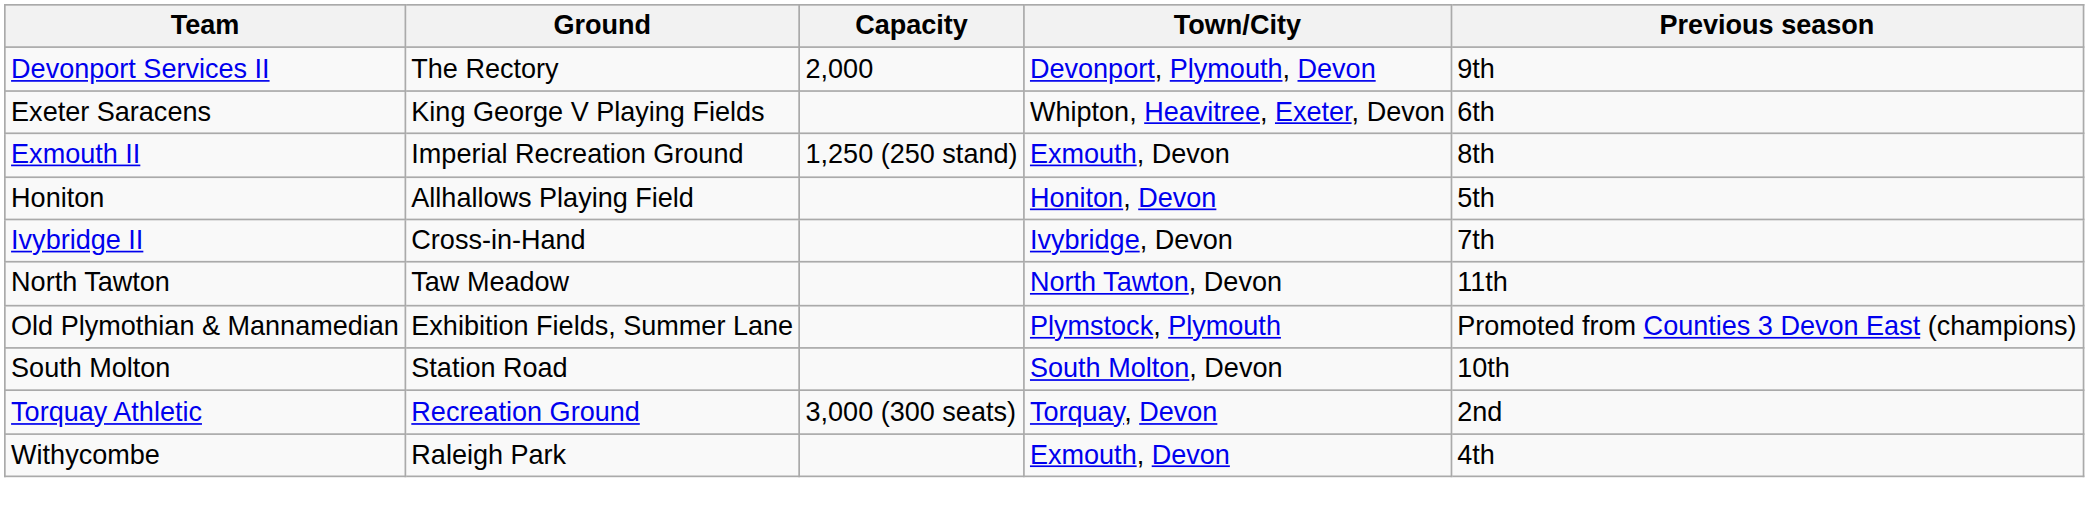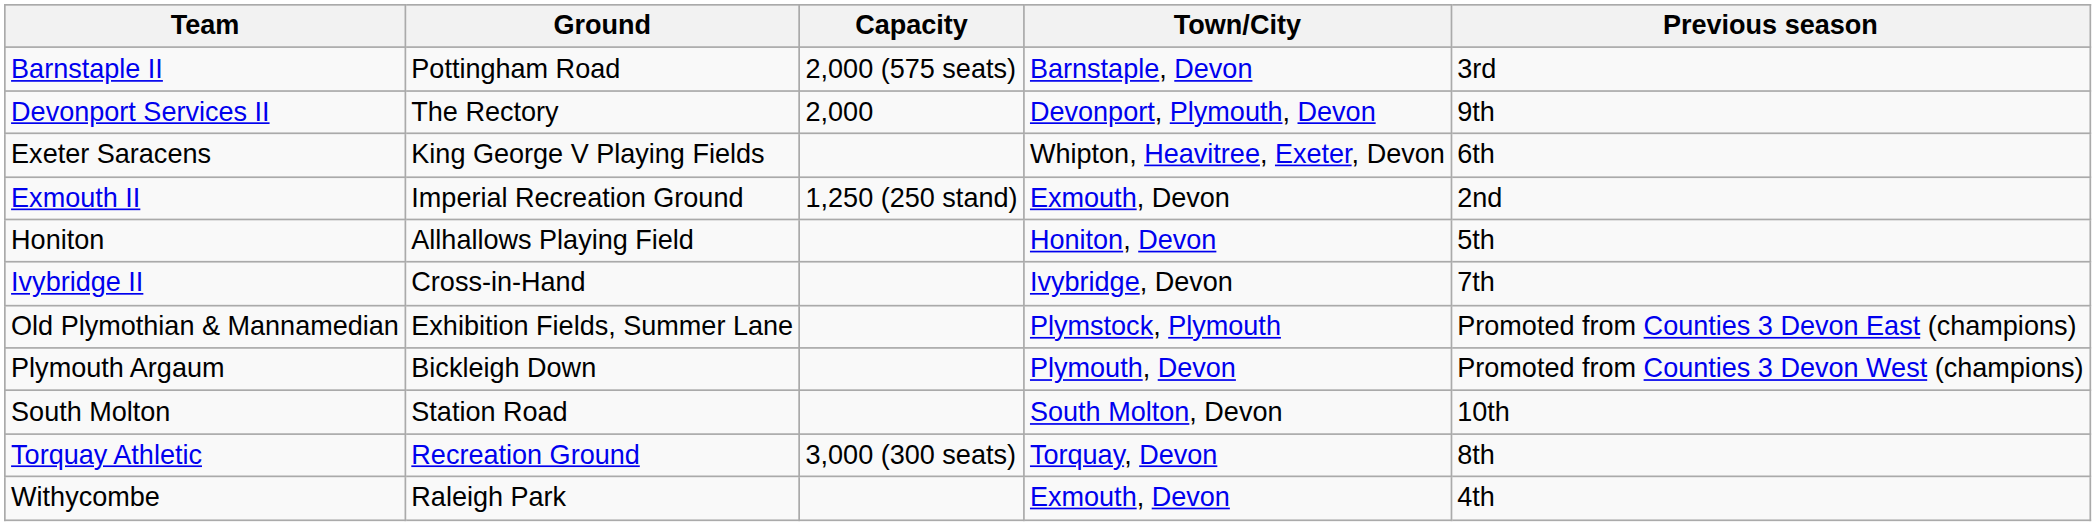+ row: (87, 68)
(1476, 154) 8th -> (1480, 197) 2nd
- row: (90, 283)
+ row: (118, 369)
(1480, 411) 2nd -> (1476, 454) 8th
